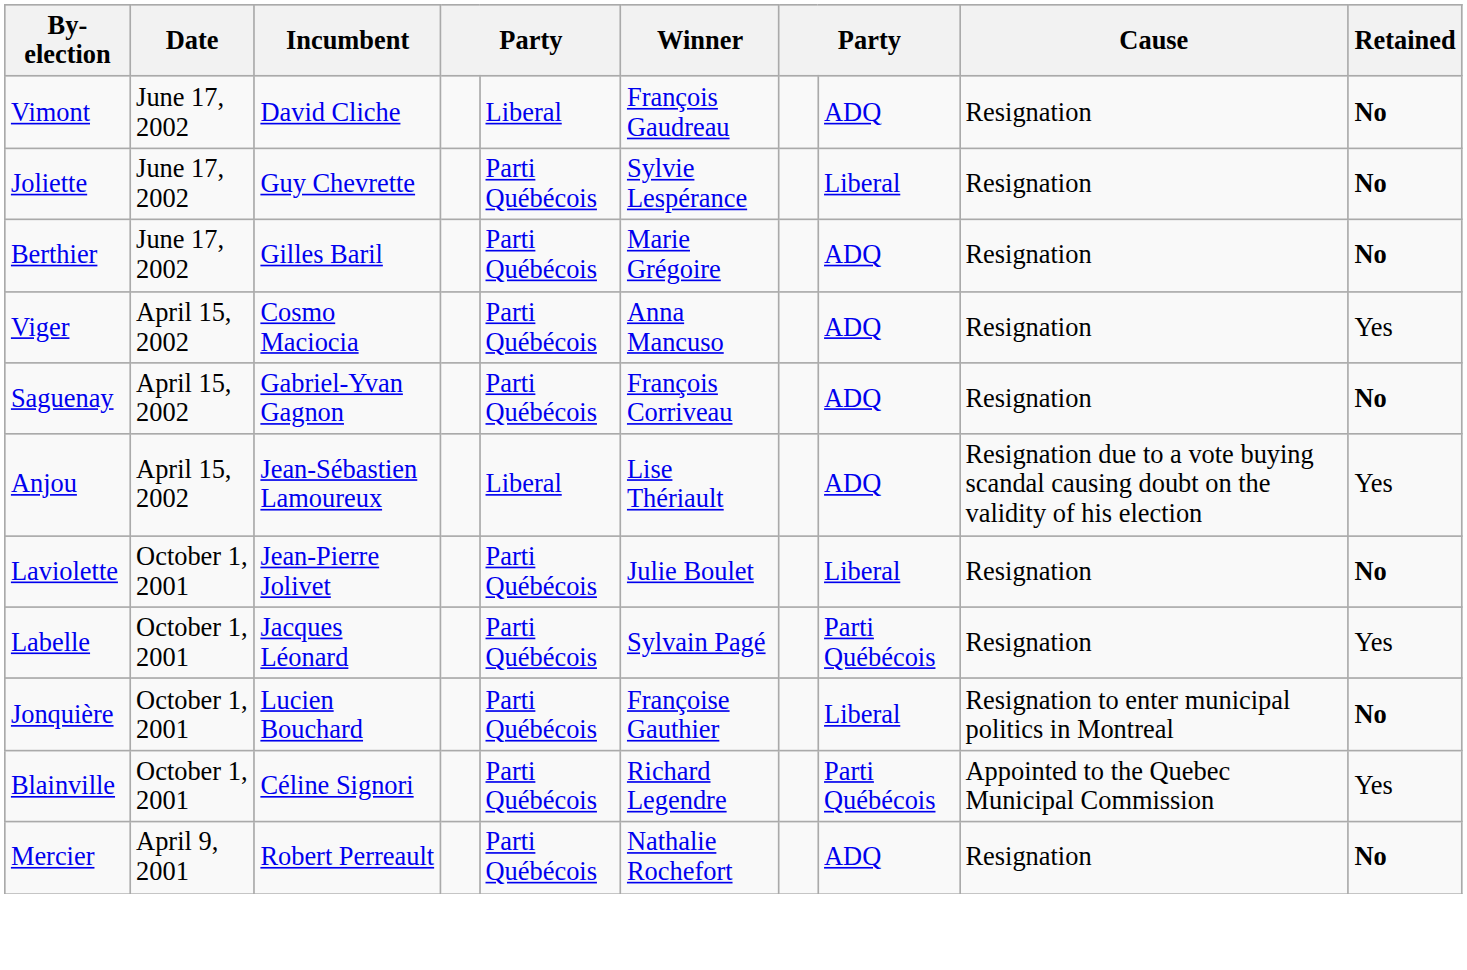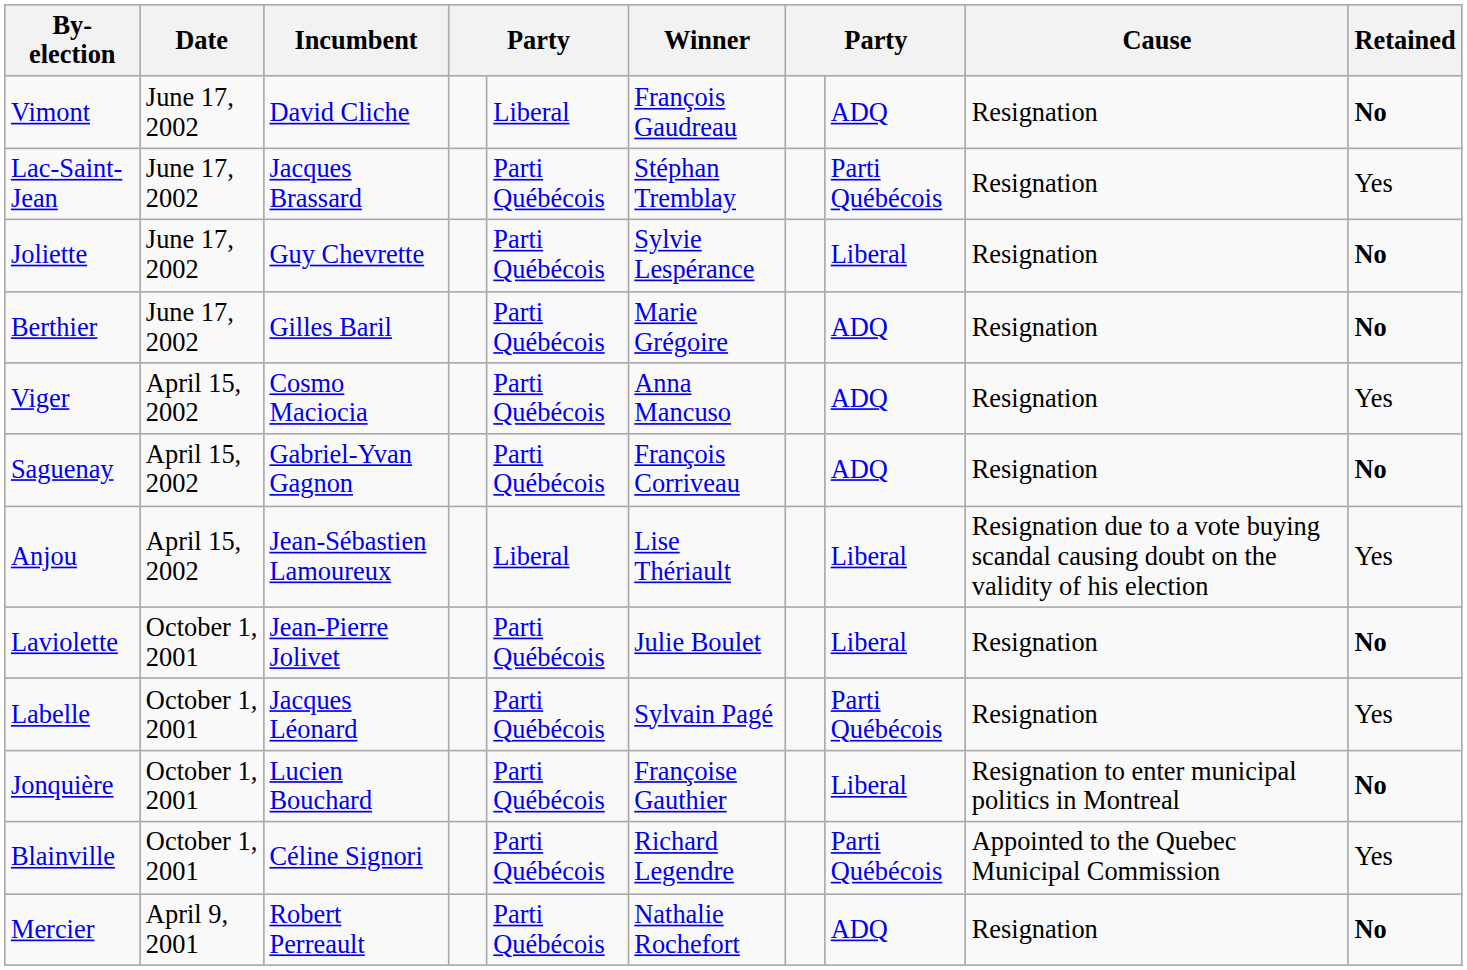+ row: (67, 183)
(853, 484) ADQ -> (869, 556) Liberal
